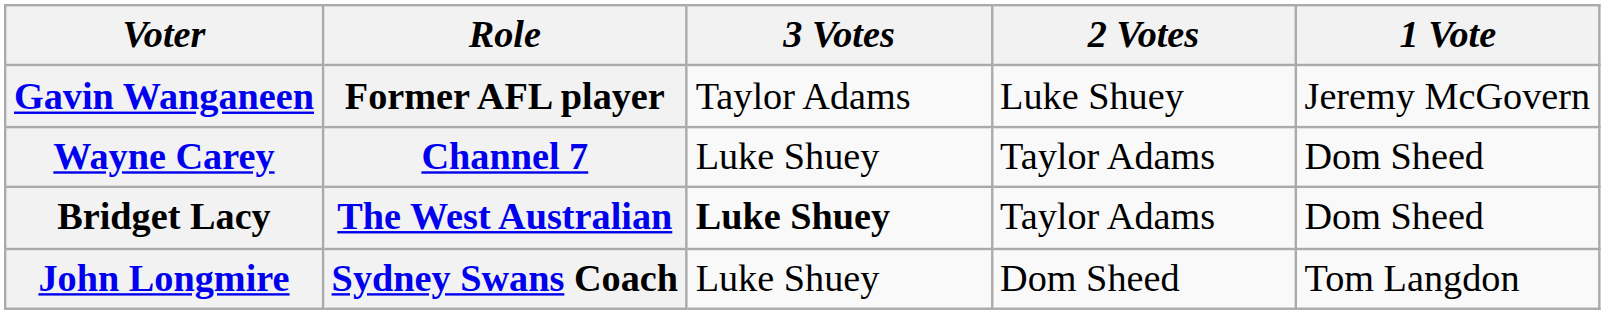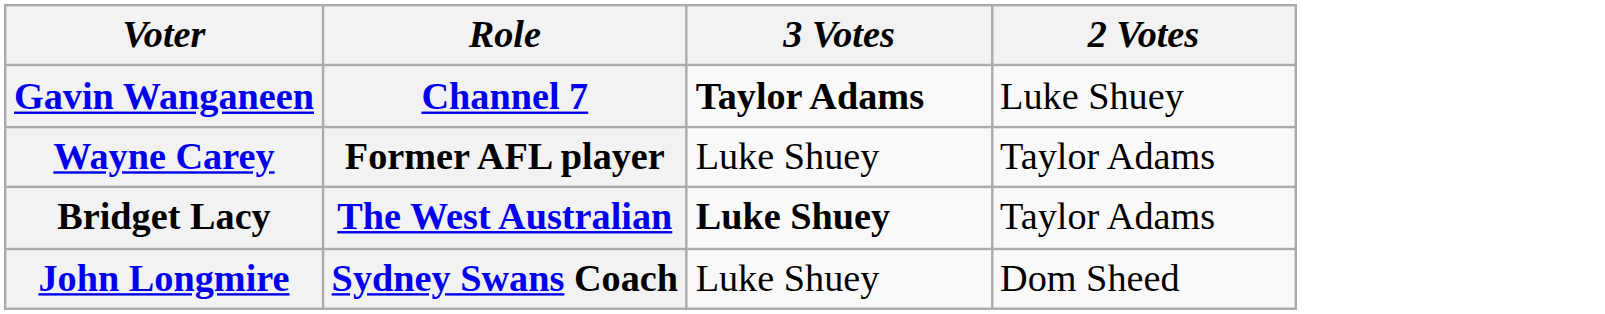- column: (1448, 34)
(505, 95) Former AFL player -> (505, 95) Channel 7
(803, 95) normal -> (810, 95) bold
(505, 156) Channel 7 -> (505, 156) Former AFL player
